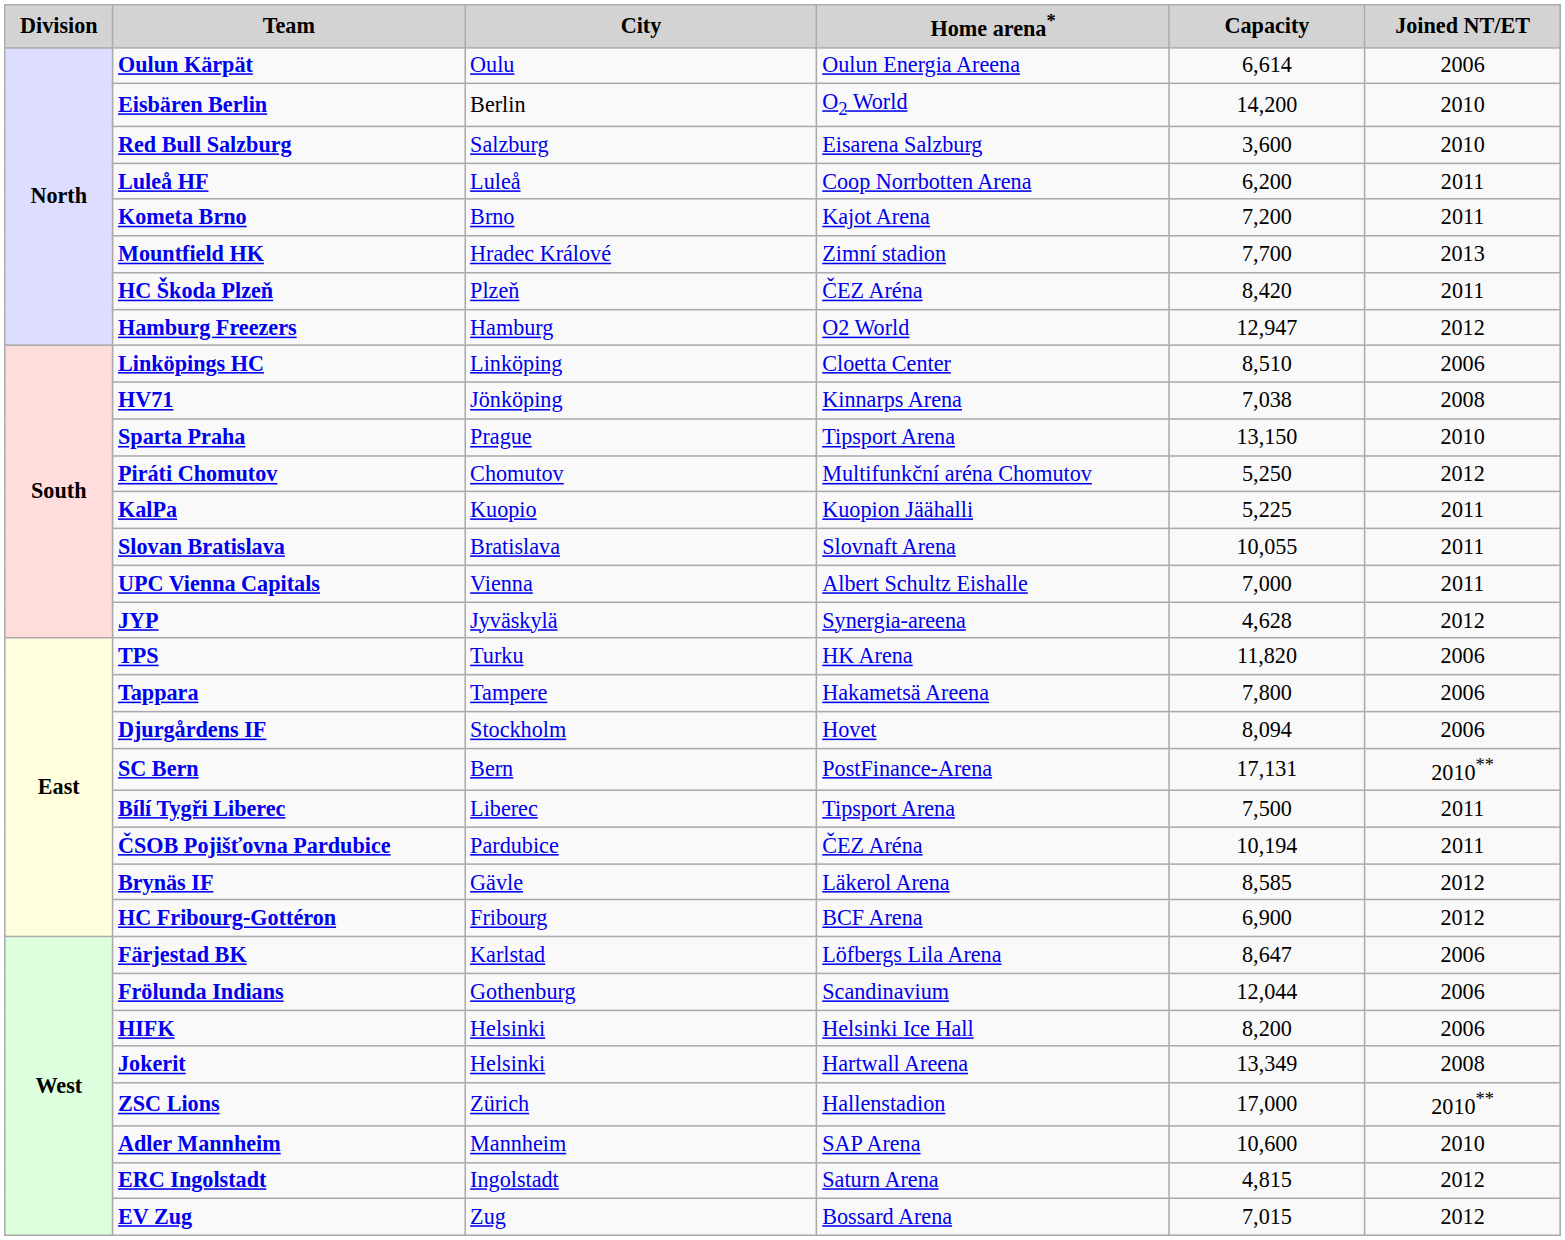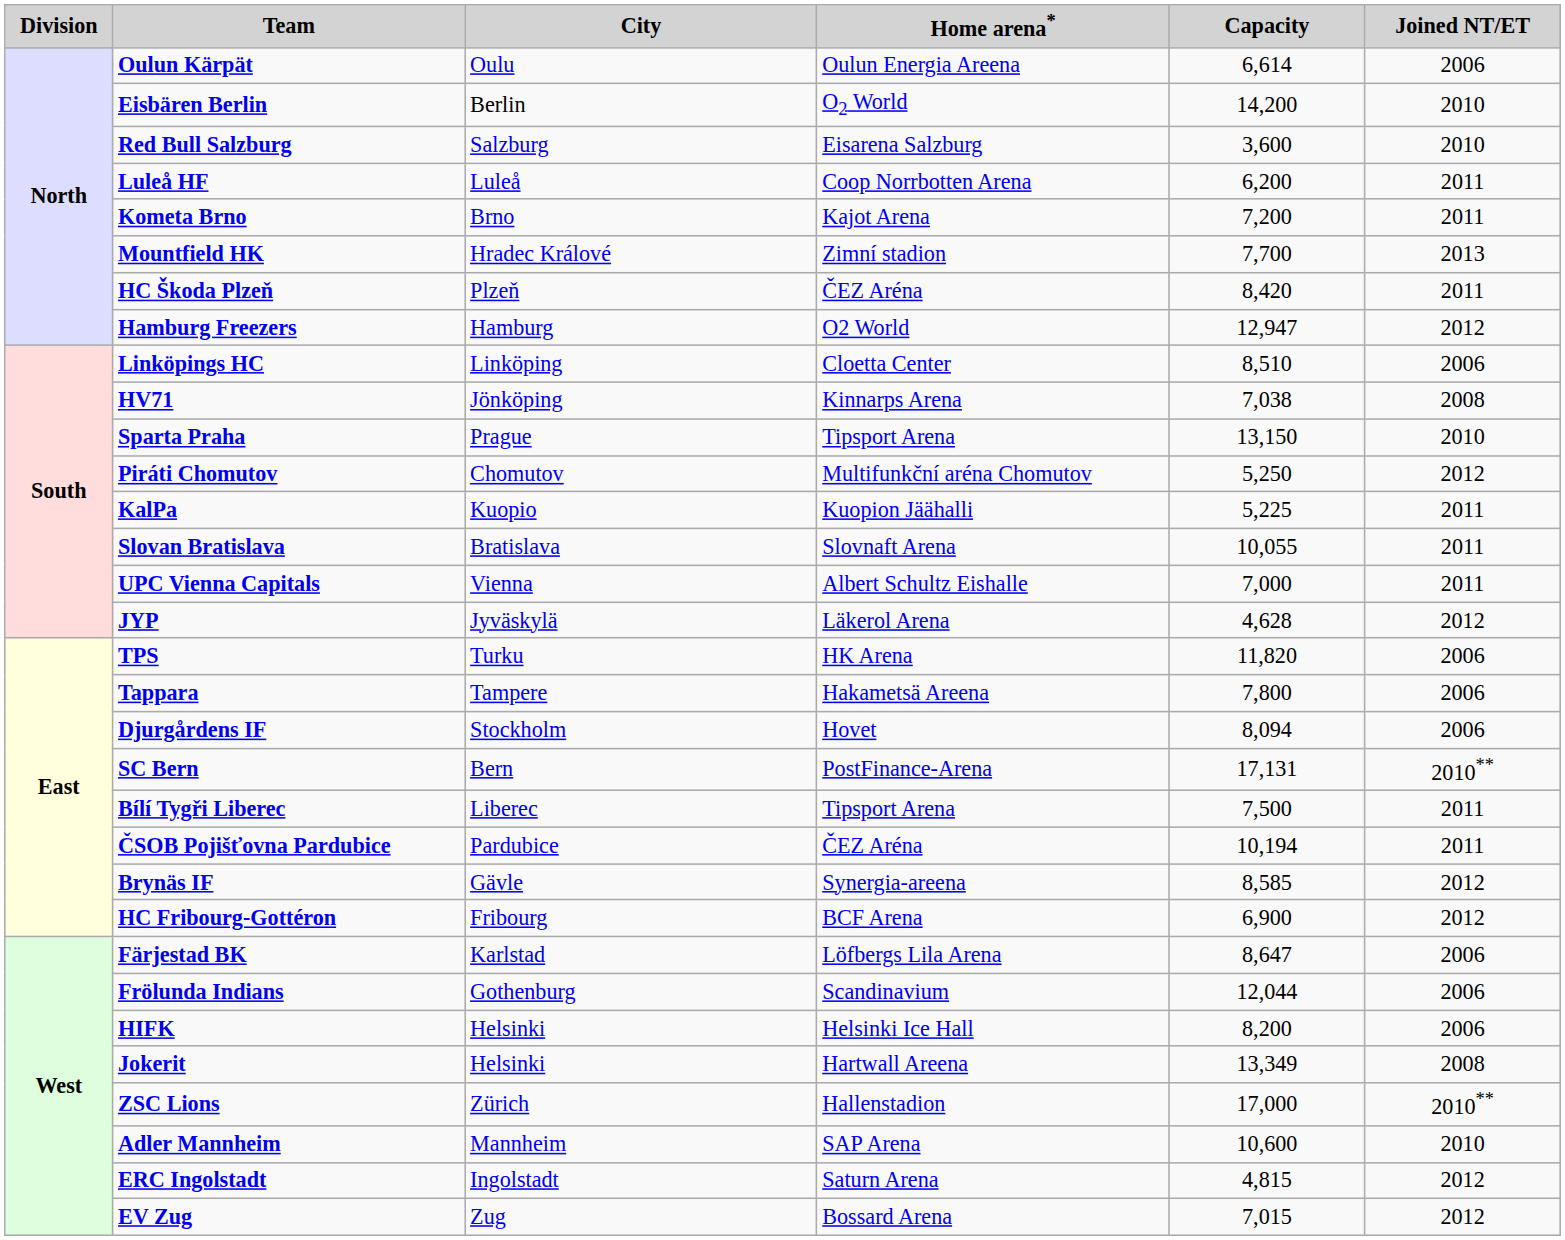(894, 620) Synergia-areena -> (886, 620) Läkerol Arena
(886, 882) Läkerol Arena -> (894, 882) Synergia-areena
